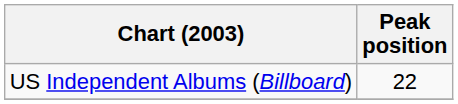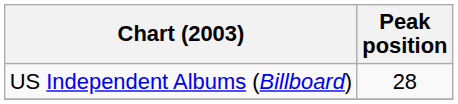(405, 81) 22 -> (405, 81) 28
